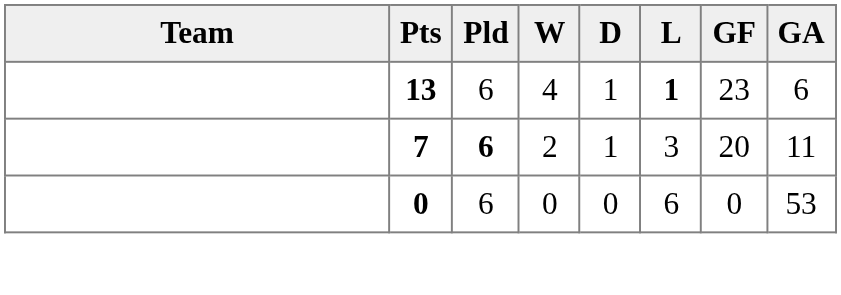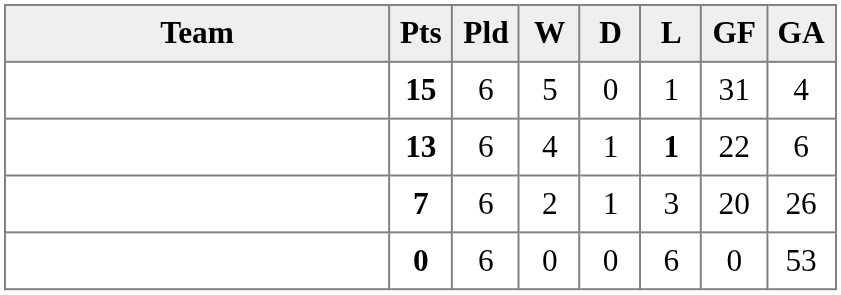+ row: (421, 89)
(734, 89) 23 -> (734, 146) 22
(486, 146) bold -> (486, 203) normal
(801, 146) 11 -> (801, 203) 26
